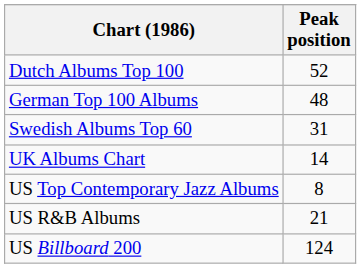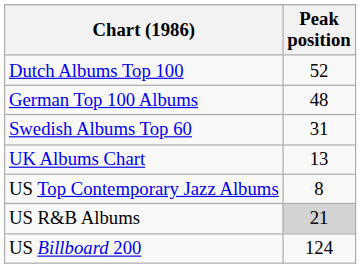(319, 159) 14 -> (319, 159) 13
(319, 218) no background -> (319, 218) lightgrey background
